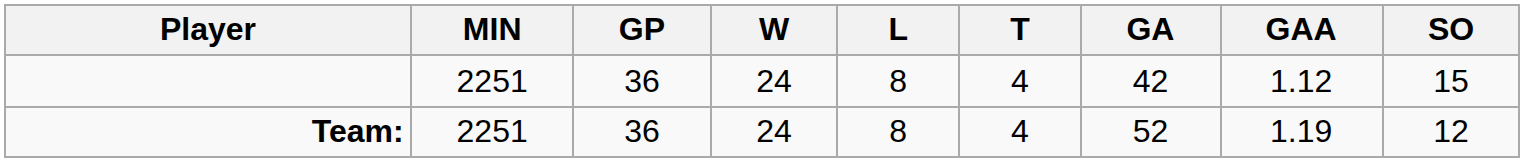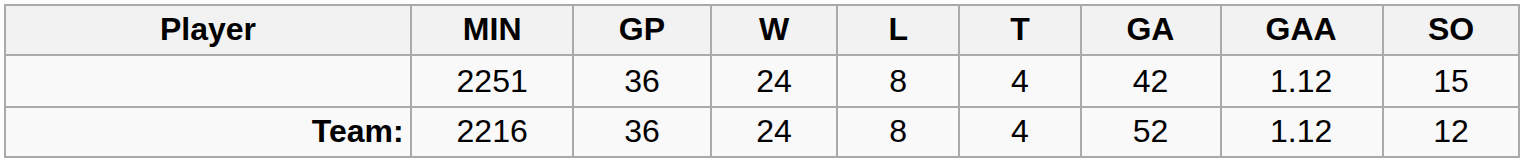(492, 131) 2251 -> (492, 131) 2216
(1301, 131) 1.19 -> (1301, 131) 1.12
